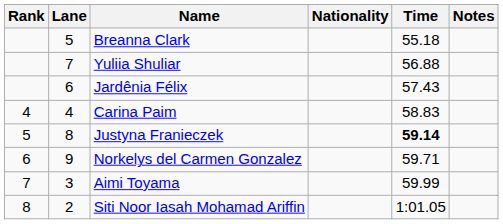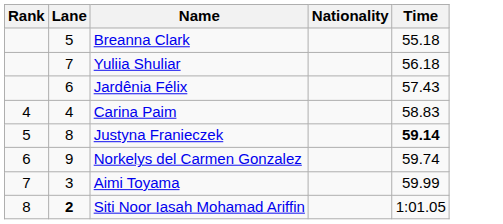- column: (474, 16)
(421, 64) 56.88 -> (421, 64) 56.18
(421, 159) 59.71 -> (421, 159) 59.74
(69, 207) normal -> (69, 207) bold
